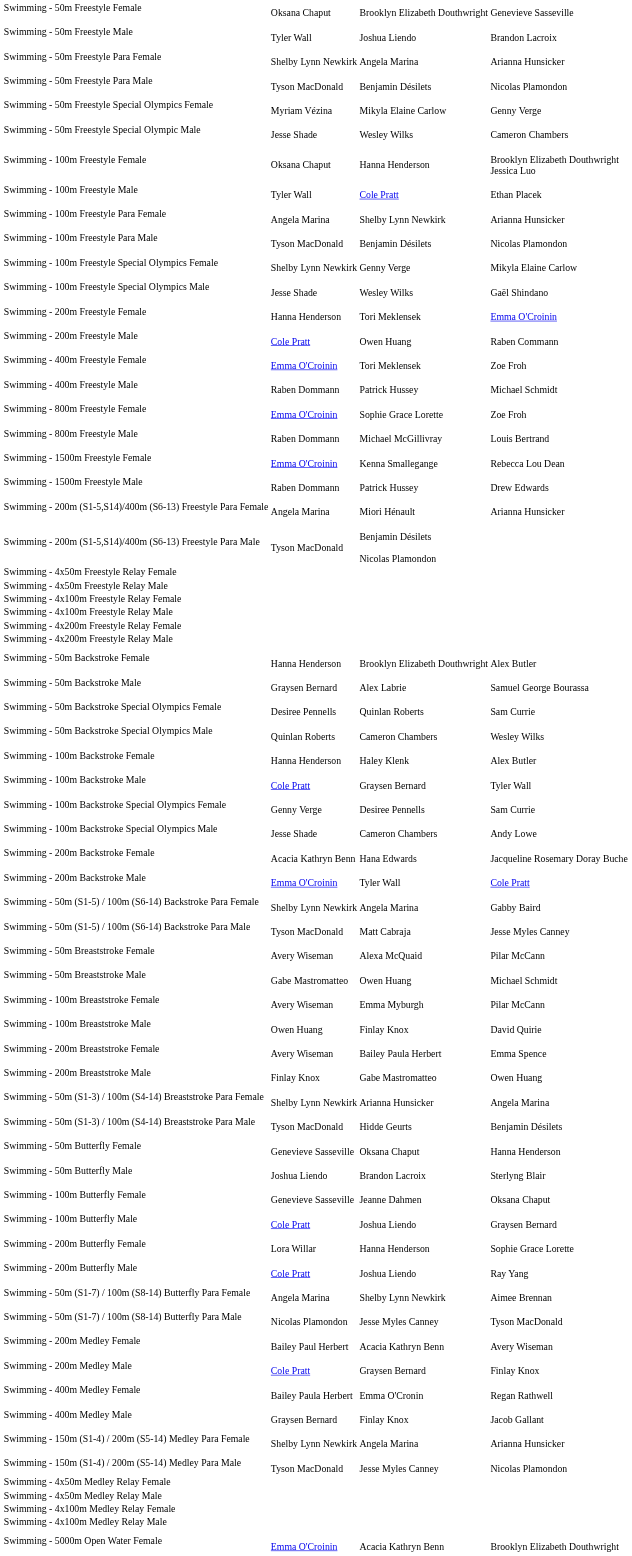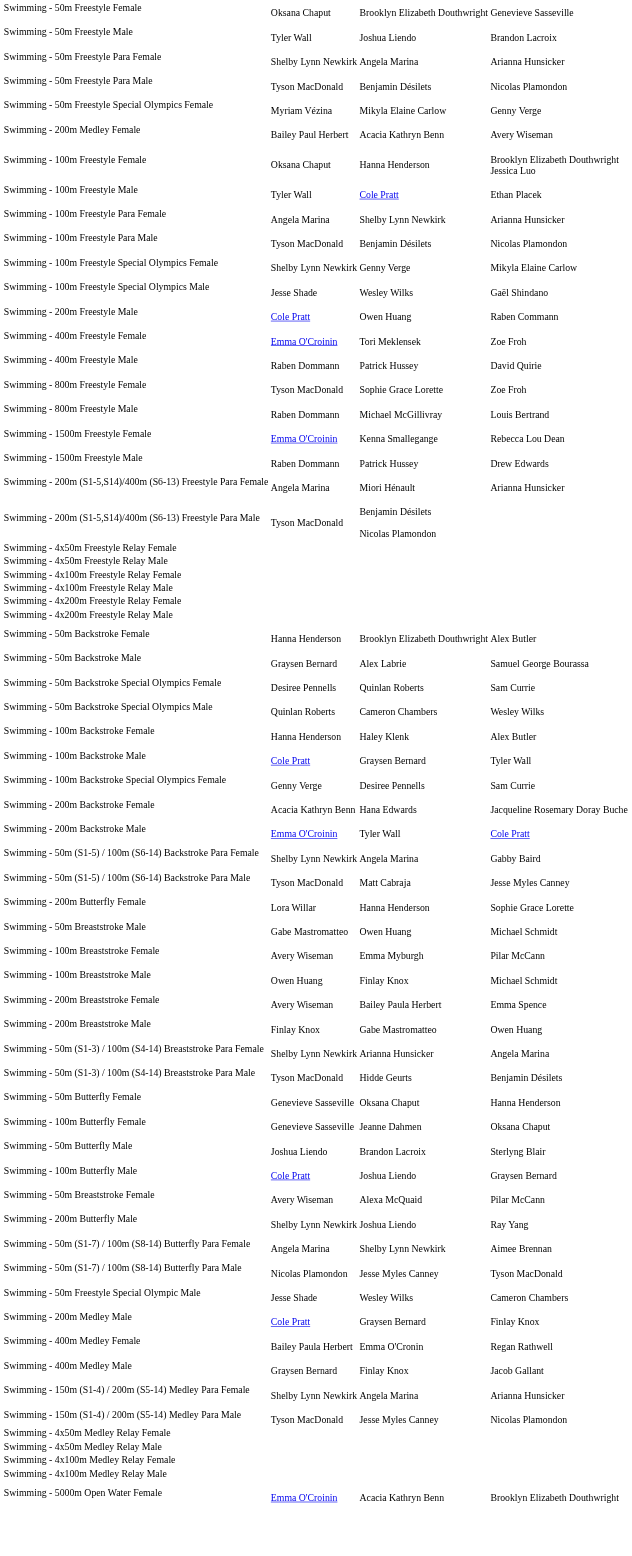rows swapped: (102, 130) <-> (72, 1341)
- row: (75, 311)
(524, 390) Michael Schmidt -> (516, 366) David Quirie
(304, 414) Emma O'Croinin -> (307, 390) Tyson MacDonald
- row: (111, 829)
rows swapped: (79, 951) <-> (75, 1243)
(516, 1029) David Quirie -> (524, 980) Michael Schmidt
rows swapped: (68, 1170) <-> (75, 1195)
(291, 1273) Cole Pratt -> (314, 1224) Shelby Lynn Newkirk
